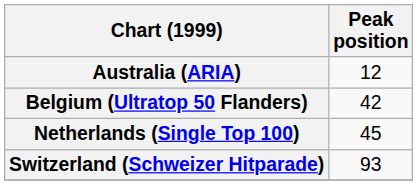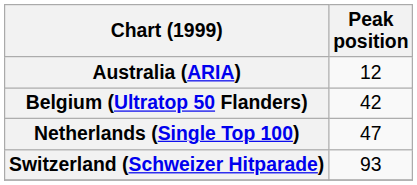(371, 133) 45 -> (371, 133) 47
